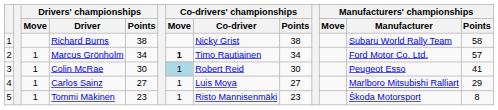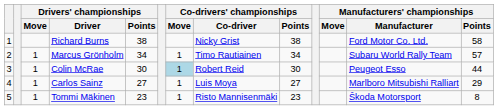(400, 40) Subaru World Rally Team -> (388, 40) Ford Motor Co. Ltd.
(179, 54) bold -> (179, 54) normal
(388, 54) Ford Motor Co. Ltd. -> (400, 54) Subaru World Rally Team
(477, 69) 41 -> (477, 69) 44
